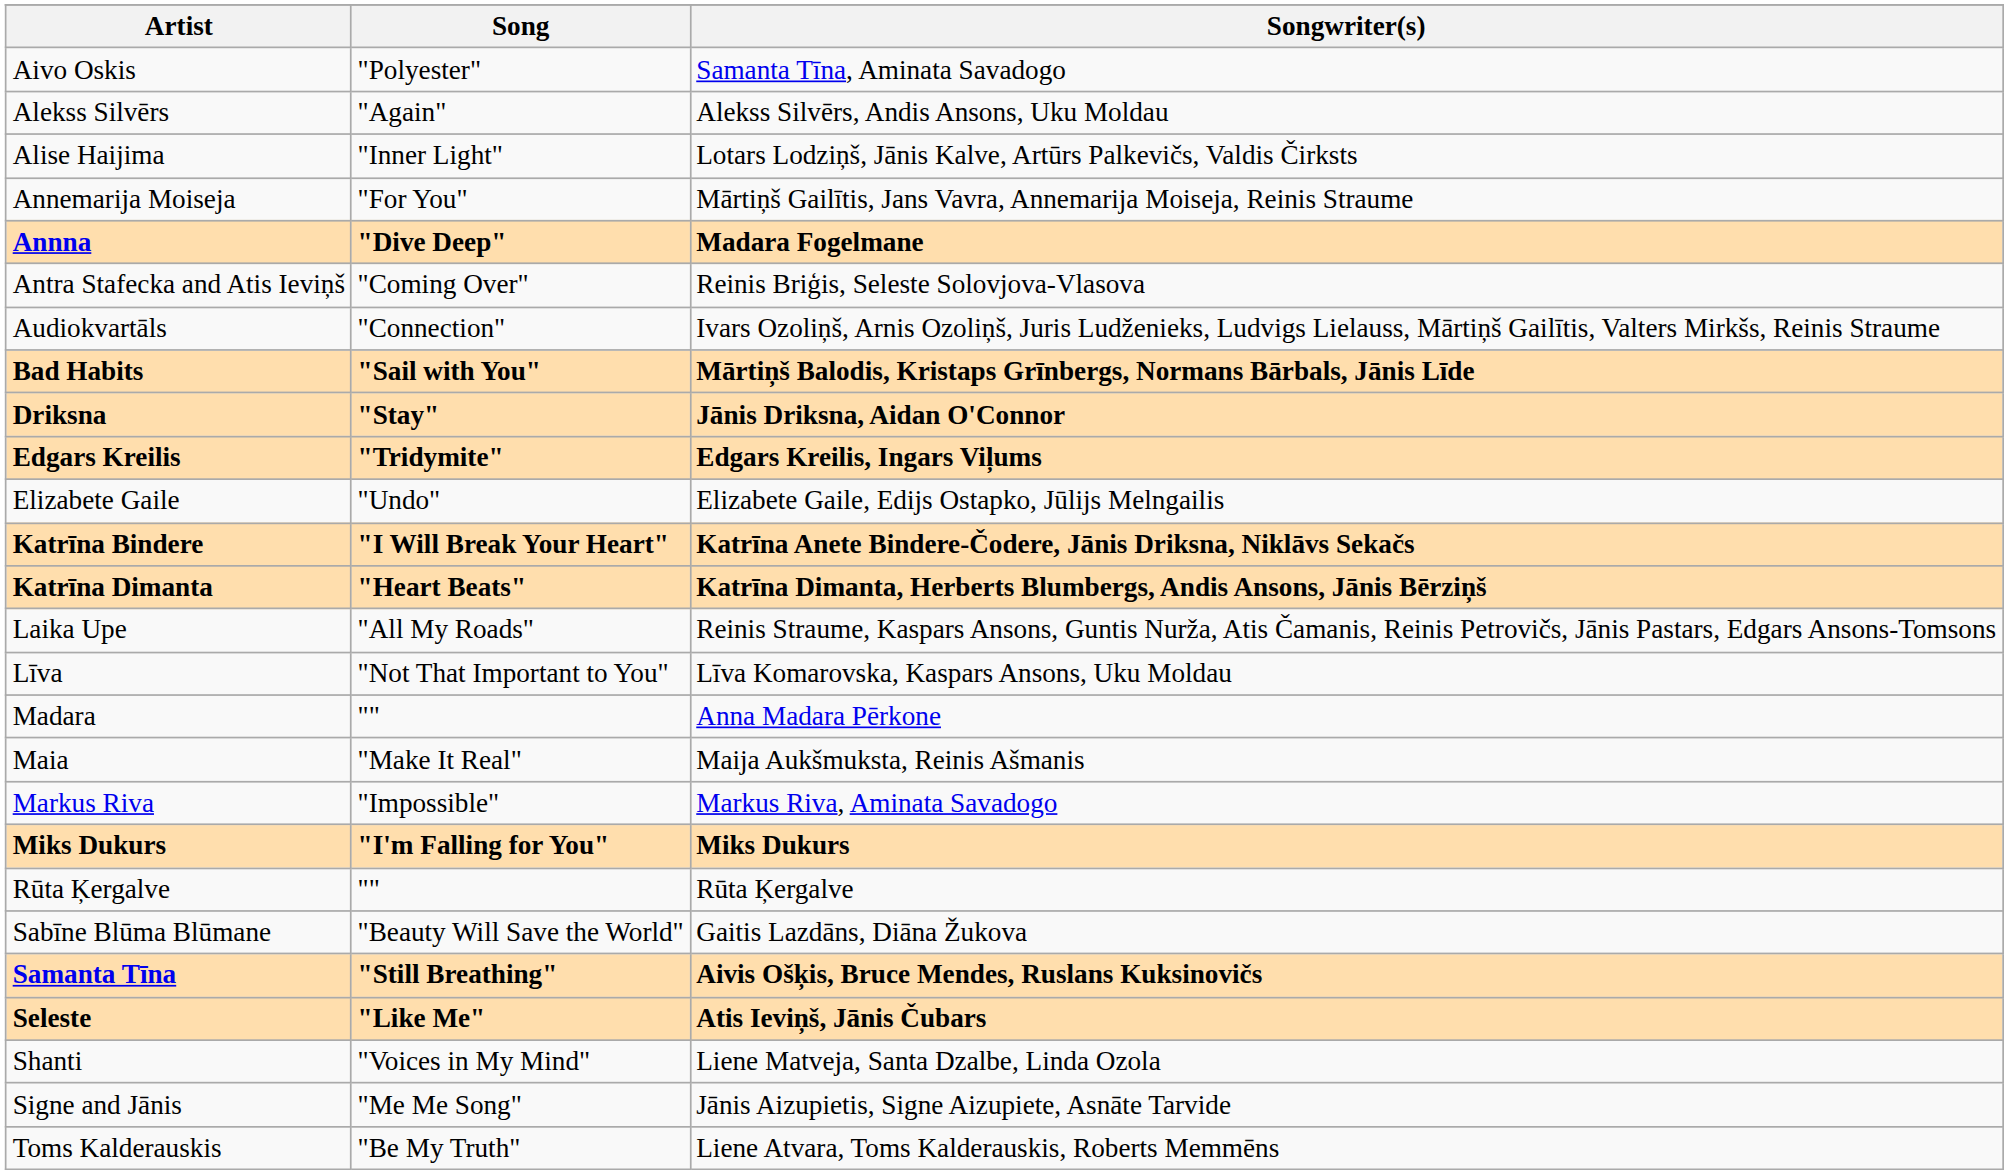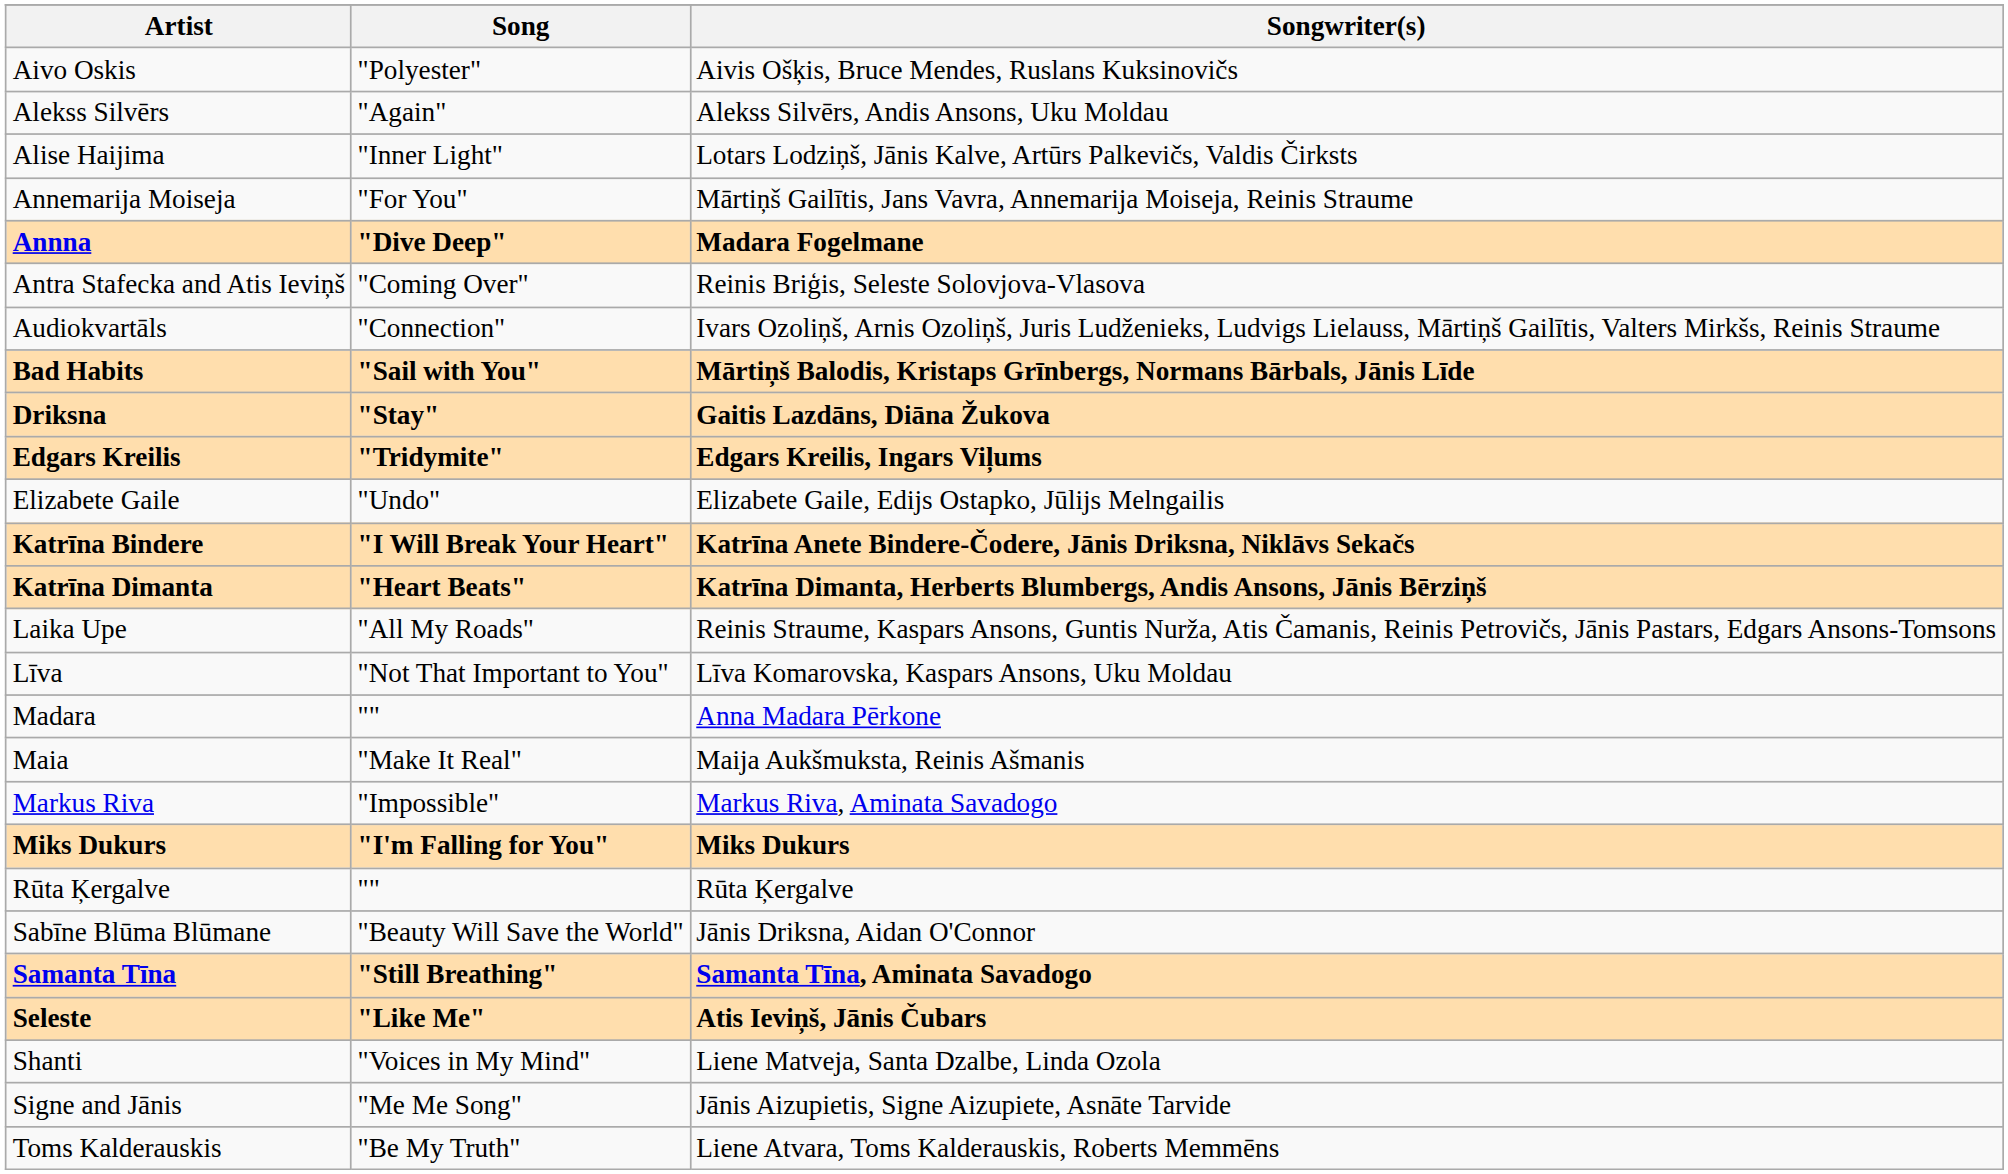(881, 69) Samanta Tīna, Aminata Savadogo -> (967, 69) Aivis Ošķis, Bruce Mendes, Ruslans Kuksinovičs
(881, 414) Jānis Driksna, Aidan O'Connor -> (873, 414) Gaitis Lazdāns, Diāna Žukova
(862, 931) Gaitis Lazdāns, Diāna Žukova -> (866, 931) Jānis Driksna, Aidan O'Connor
(979, 975) Aivis Ošķis, Bruce Mendes, Ruslans Kuksinovičs -> (894, 975) Samanta Tīna, Aminata Savadogo
